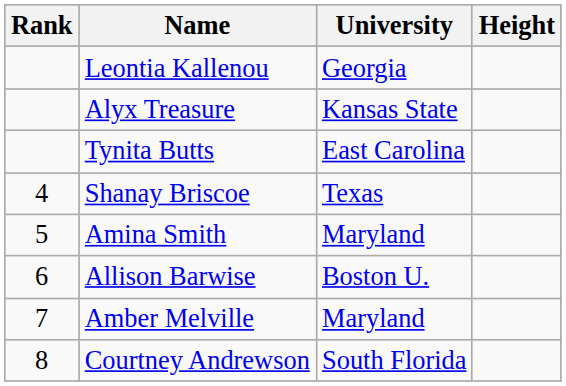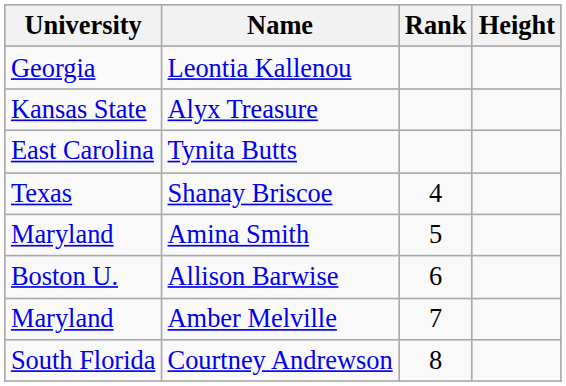columns swapped: (42, 25) <-> (394, 25)
